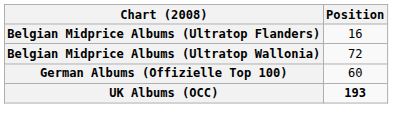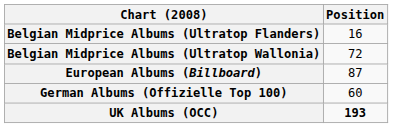+ row: (164, 73)
